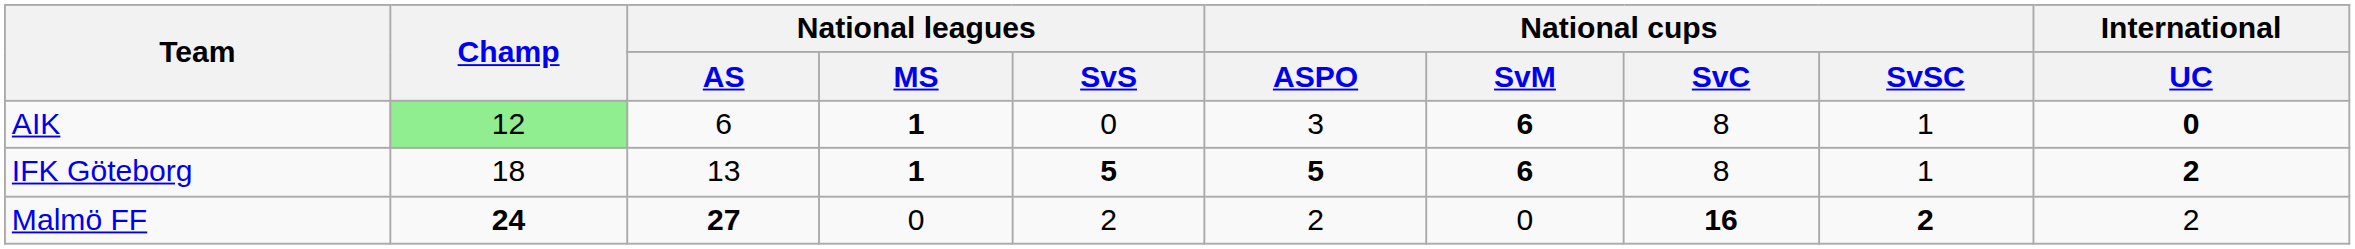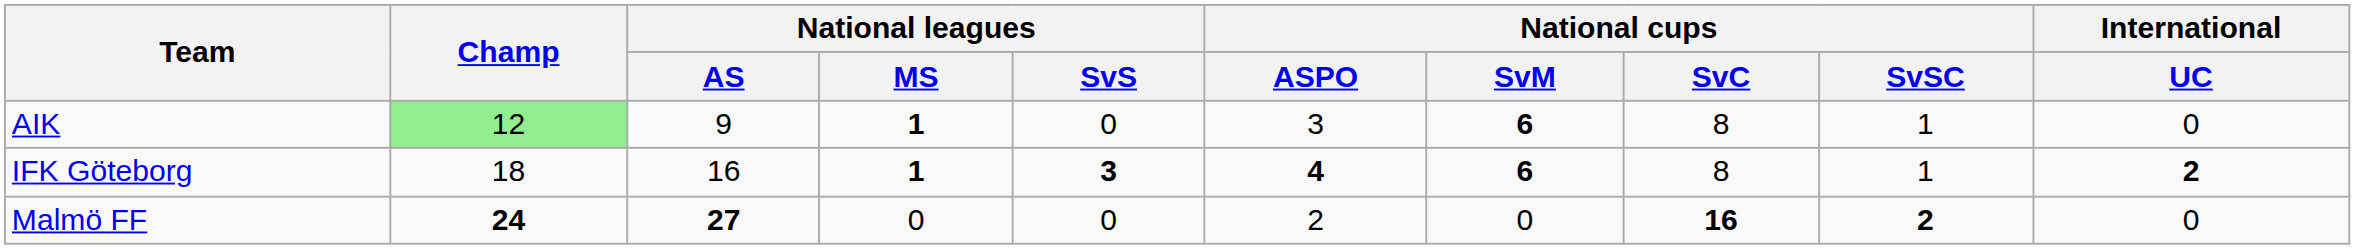(724, 123) 6 -> (724, 123) 9
(2191, 123) bold -> (2191, 123) normal
(724, 171) 13 -> (724, 171) 16
(1109, 171) 5 -> (1109, 171) 3
(1316, 171) 5 -> (1316, 171) 4
(1109, 219) 2 -> (1109, 219) 0
(2191, 219) 2 -> (2191, 219) 0
